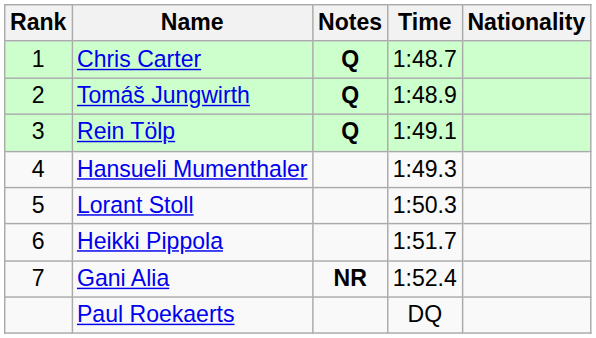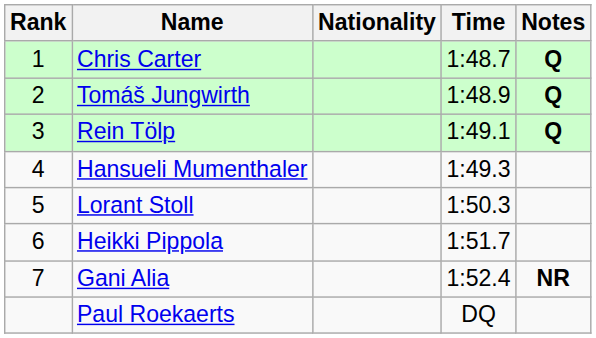columns swapped: (526, 22) <-> (350, 22)
